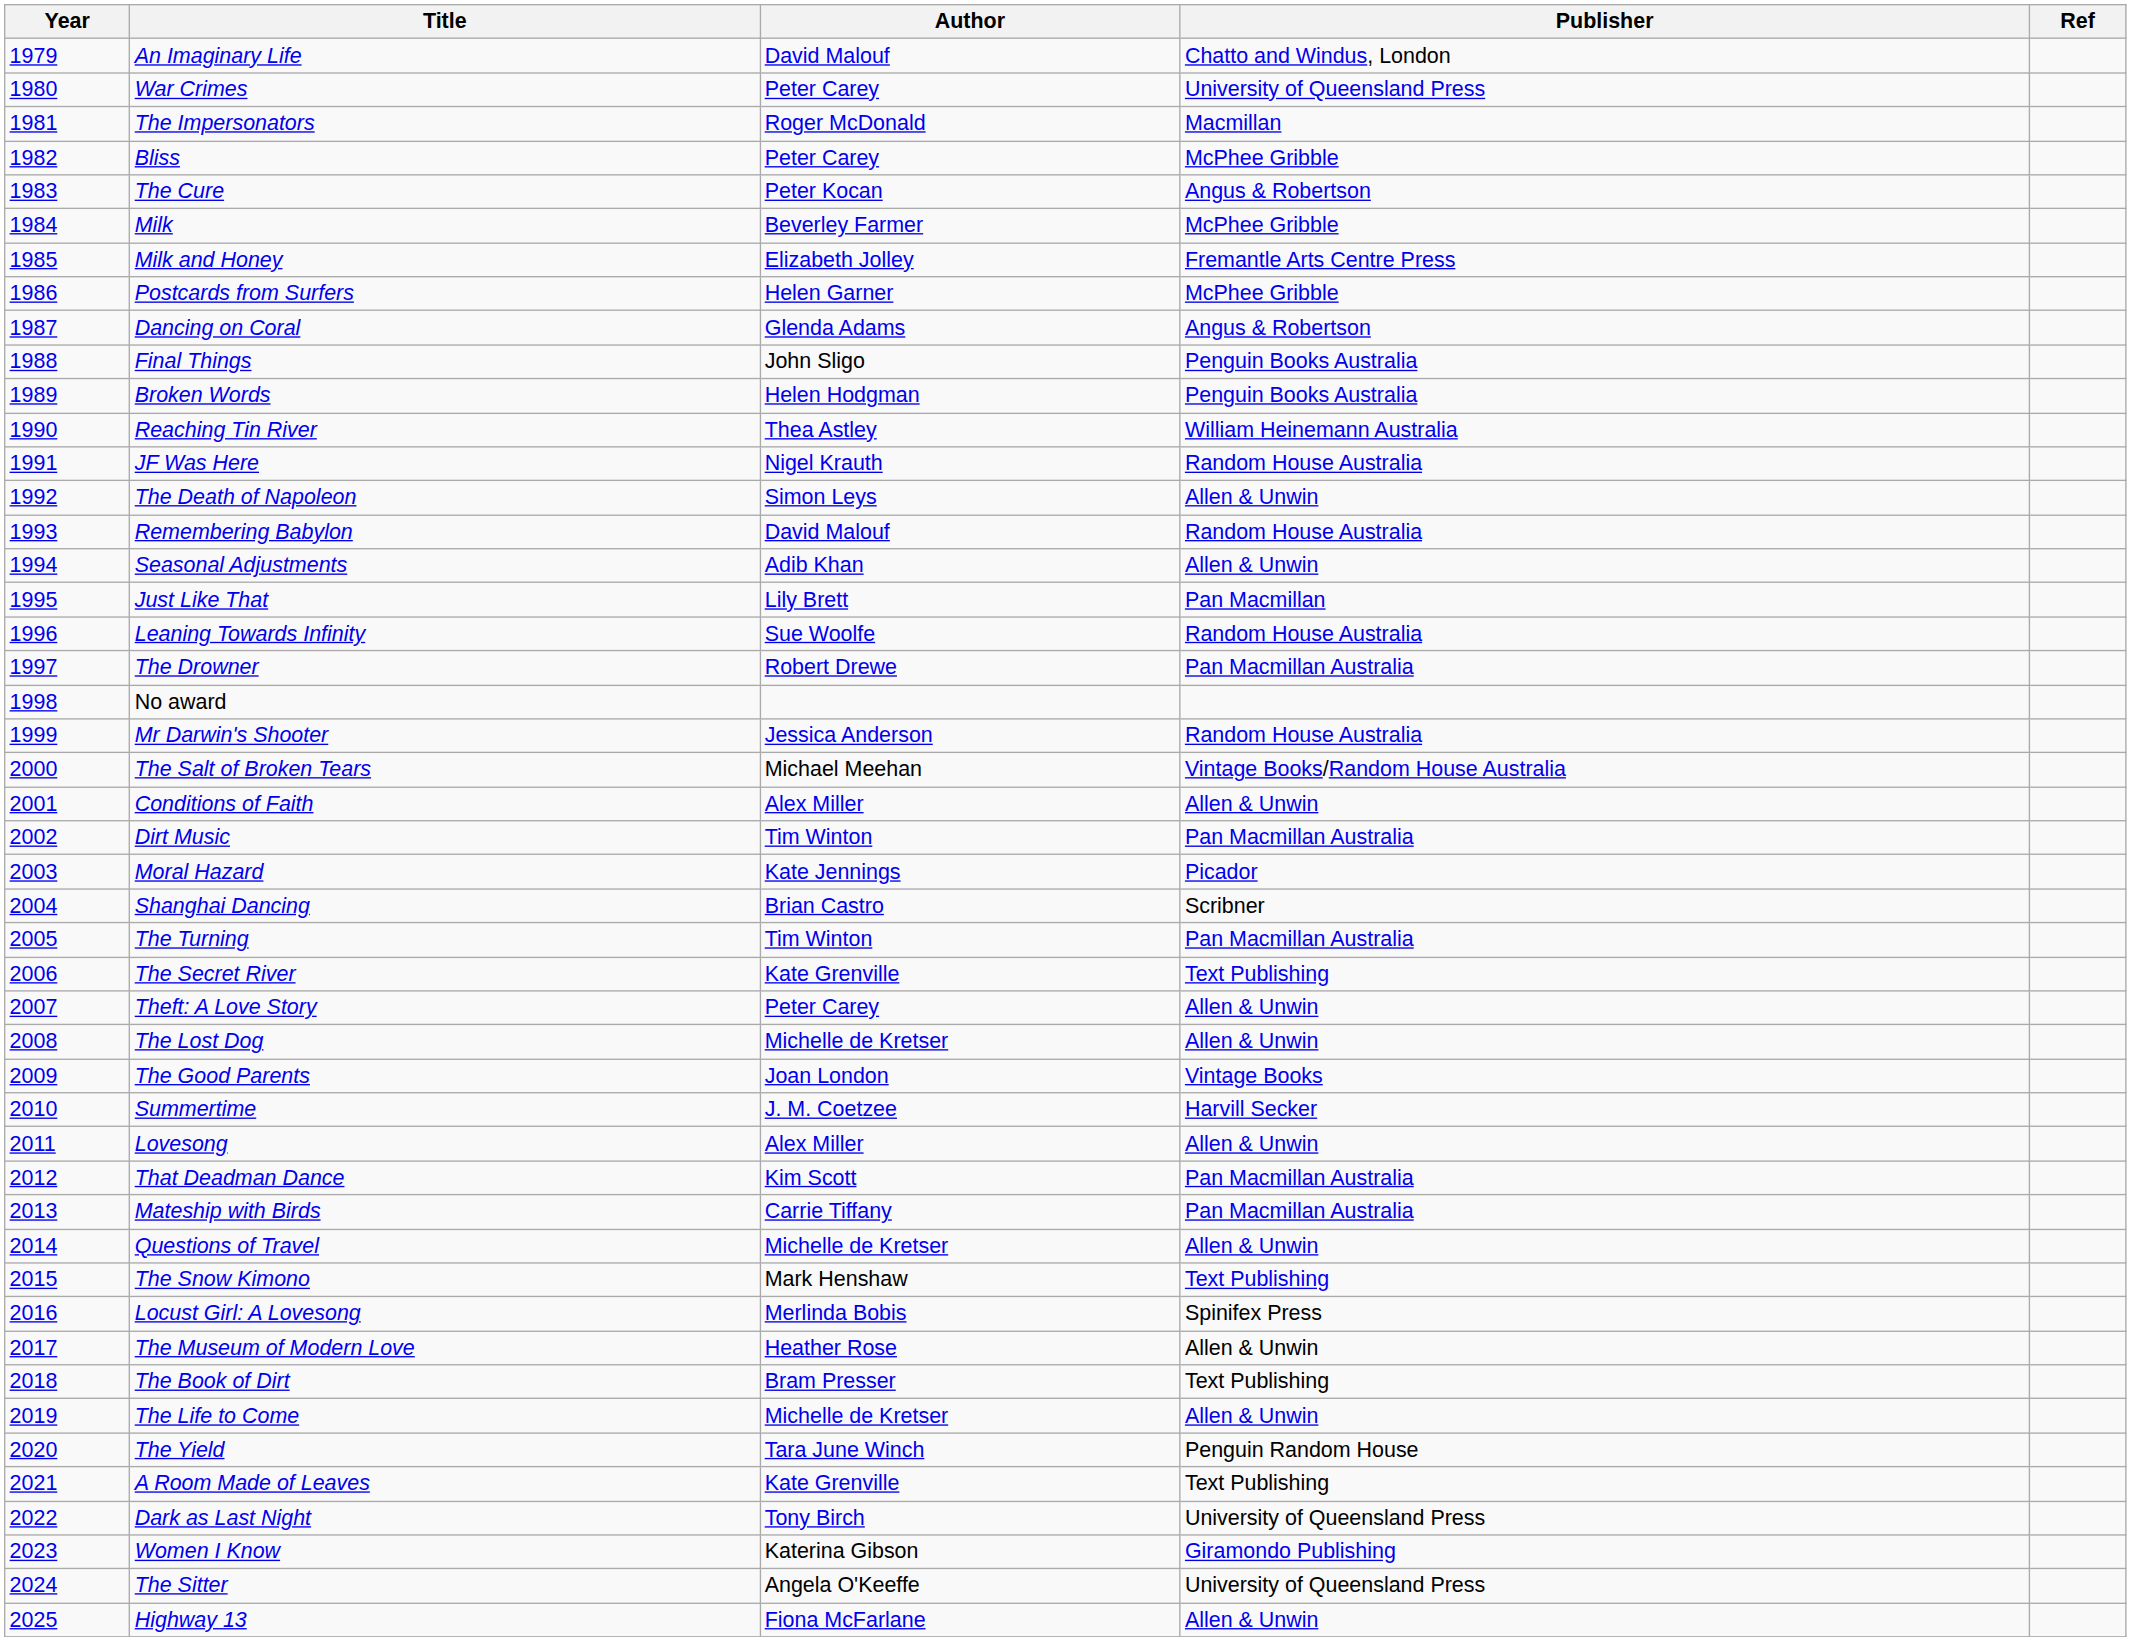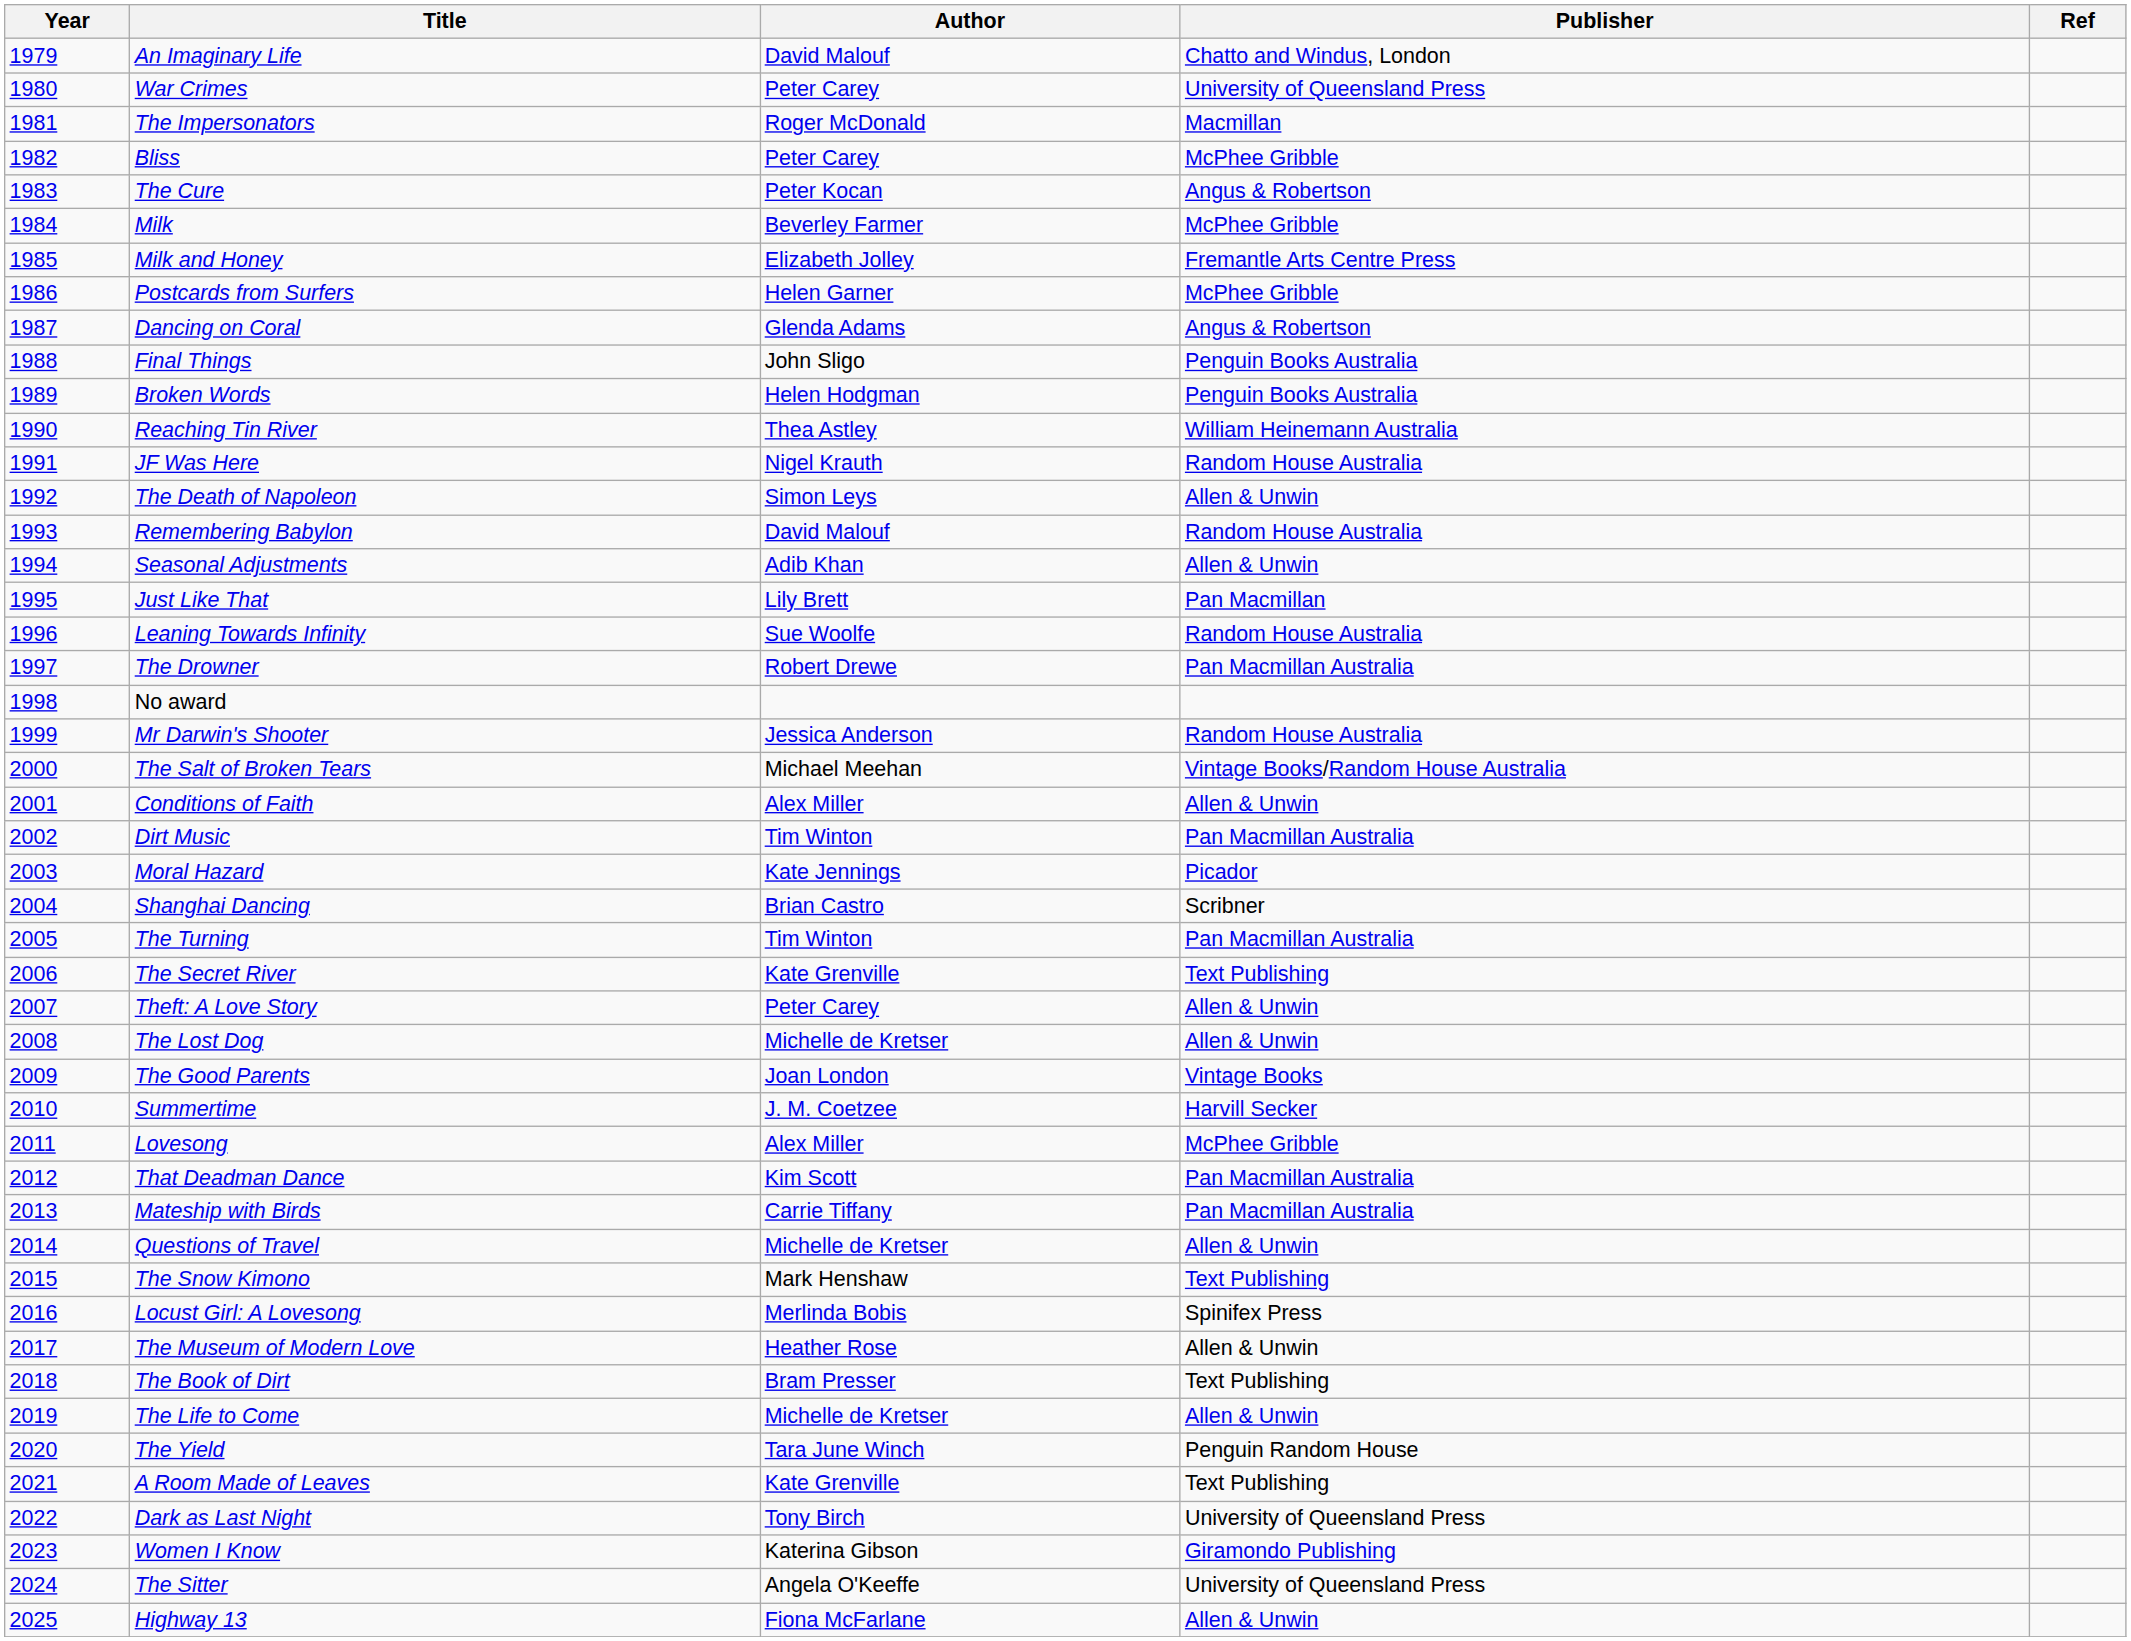(1252, 1143) Allen & Unwin -> (1262, 1143) McPhee Gribble
